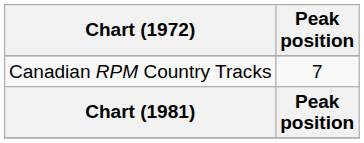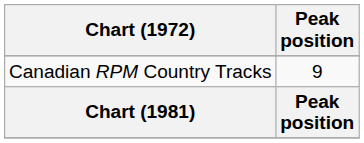(317, 71) 7 -> (317, 71) 9
